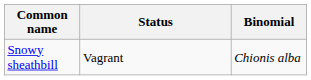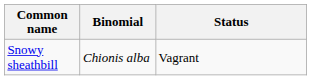columns swapped: (269, 22) <-> (156, 22)
